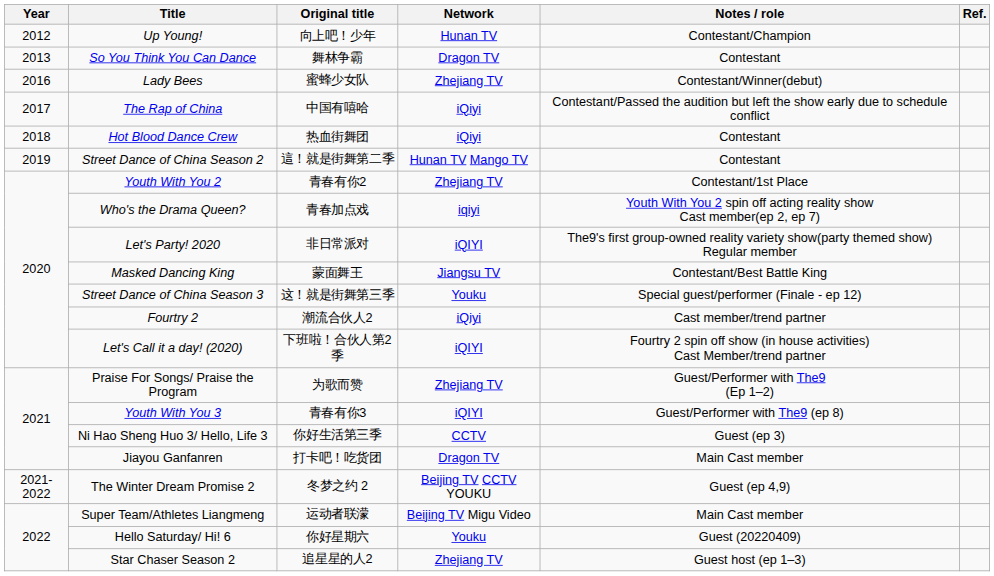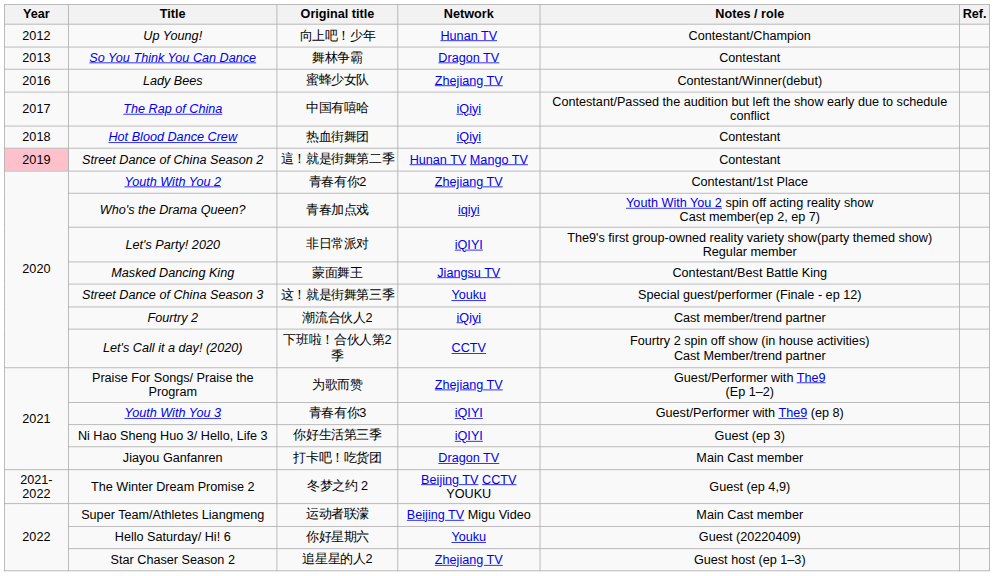(36, 159) no background -> (36, 159) pink background
(469, 348) iQIYI -> (469, 348) CCTV
(469, 435) CCTV -> (469, 435) iQIYI
